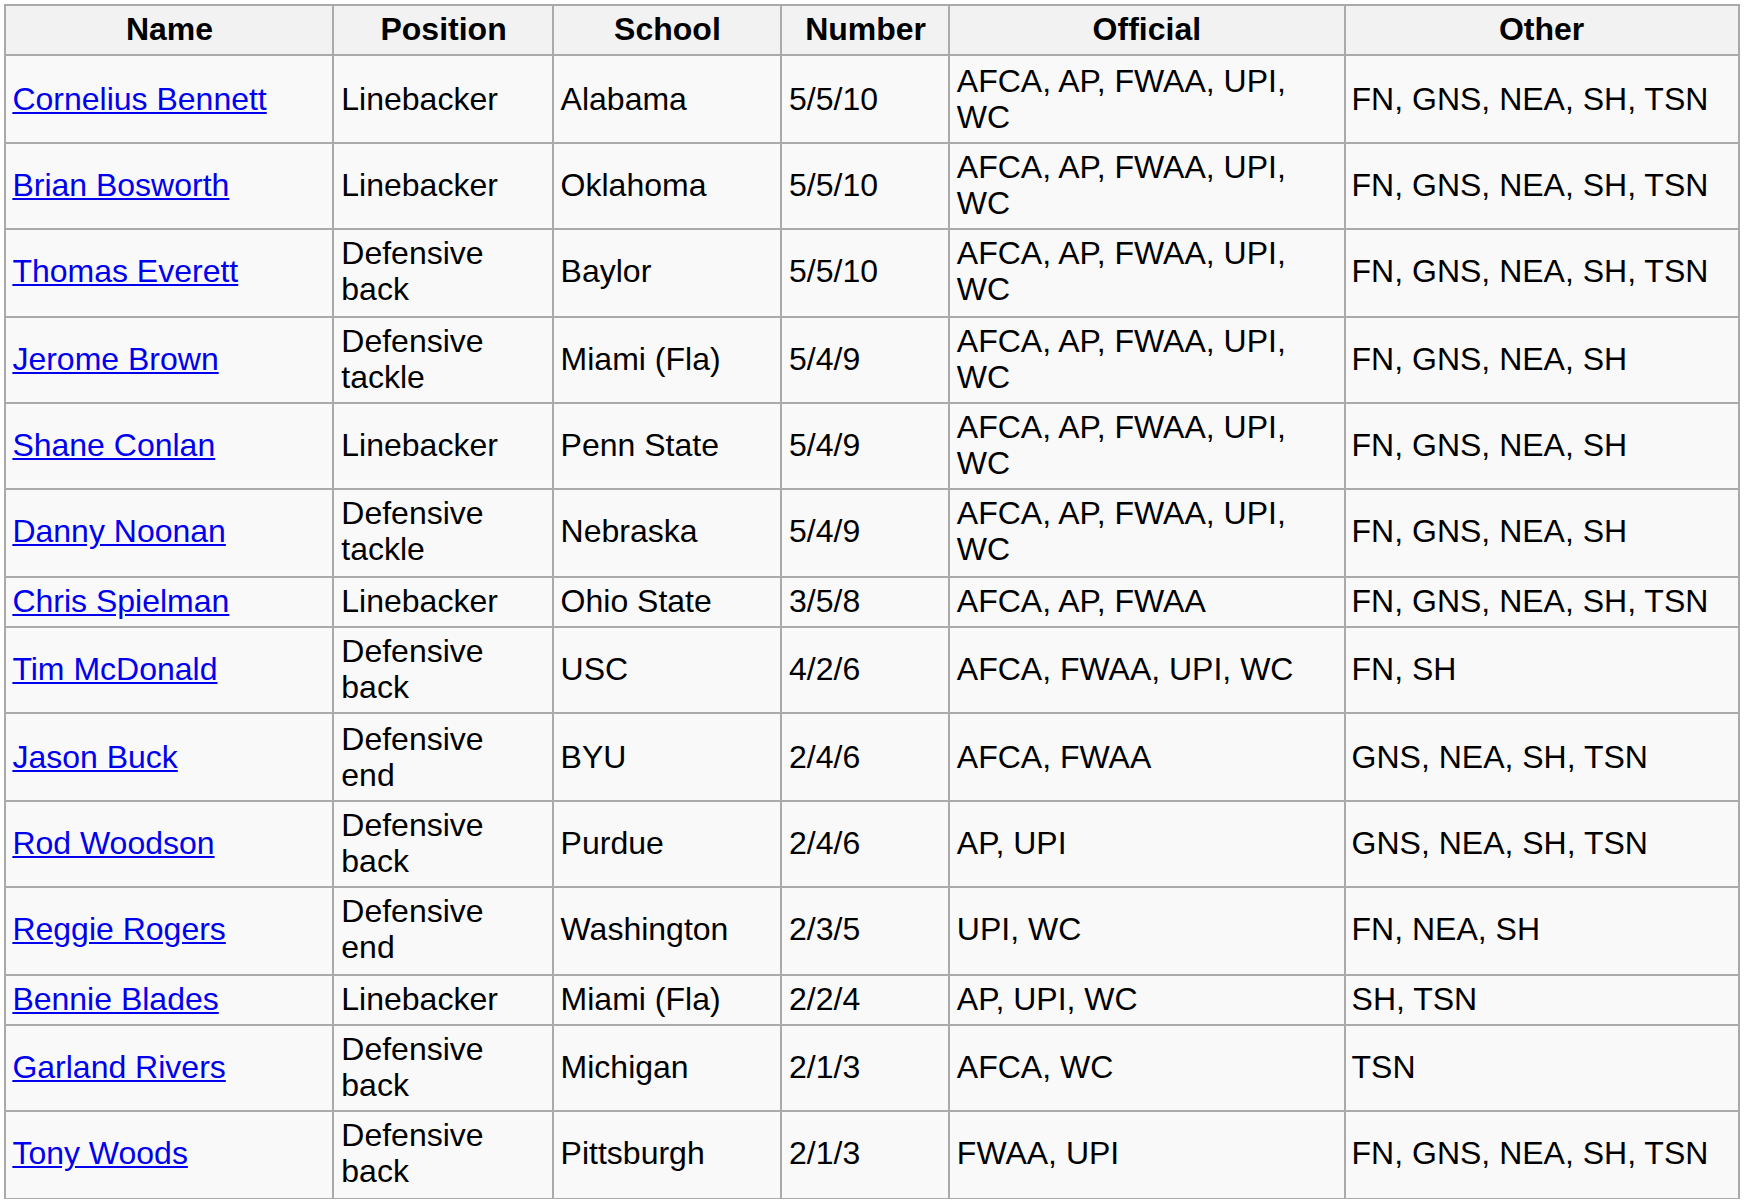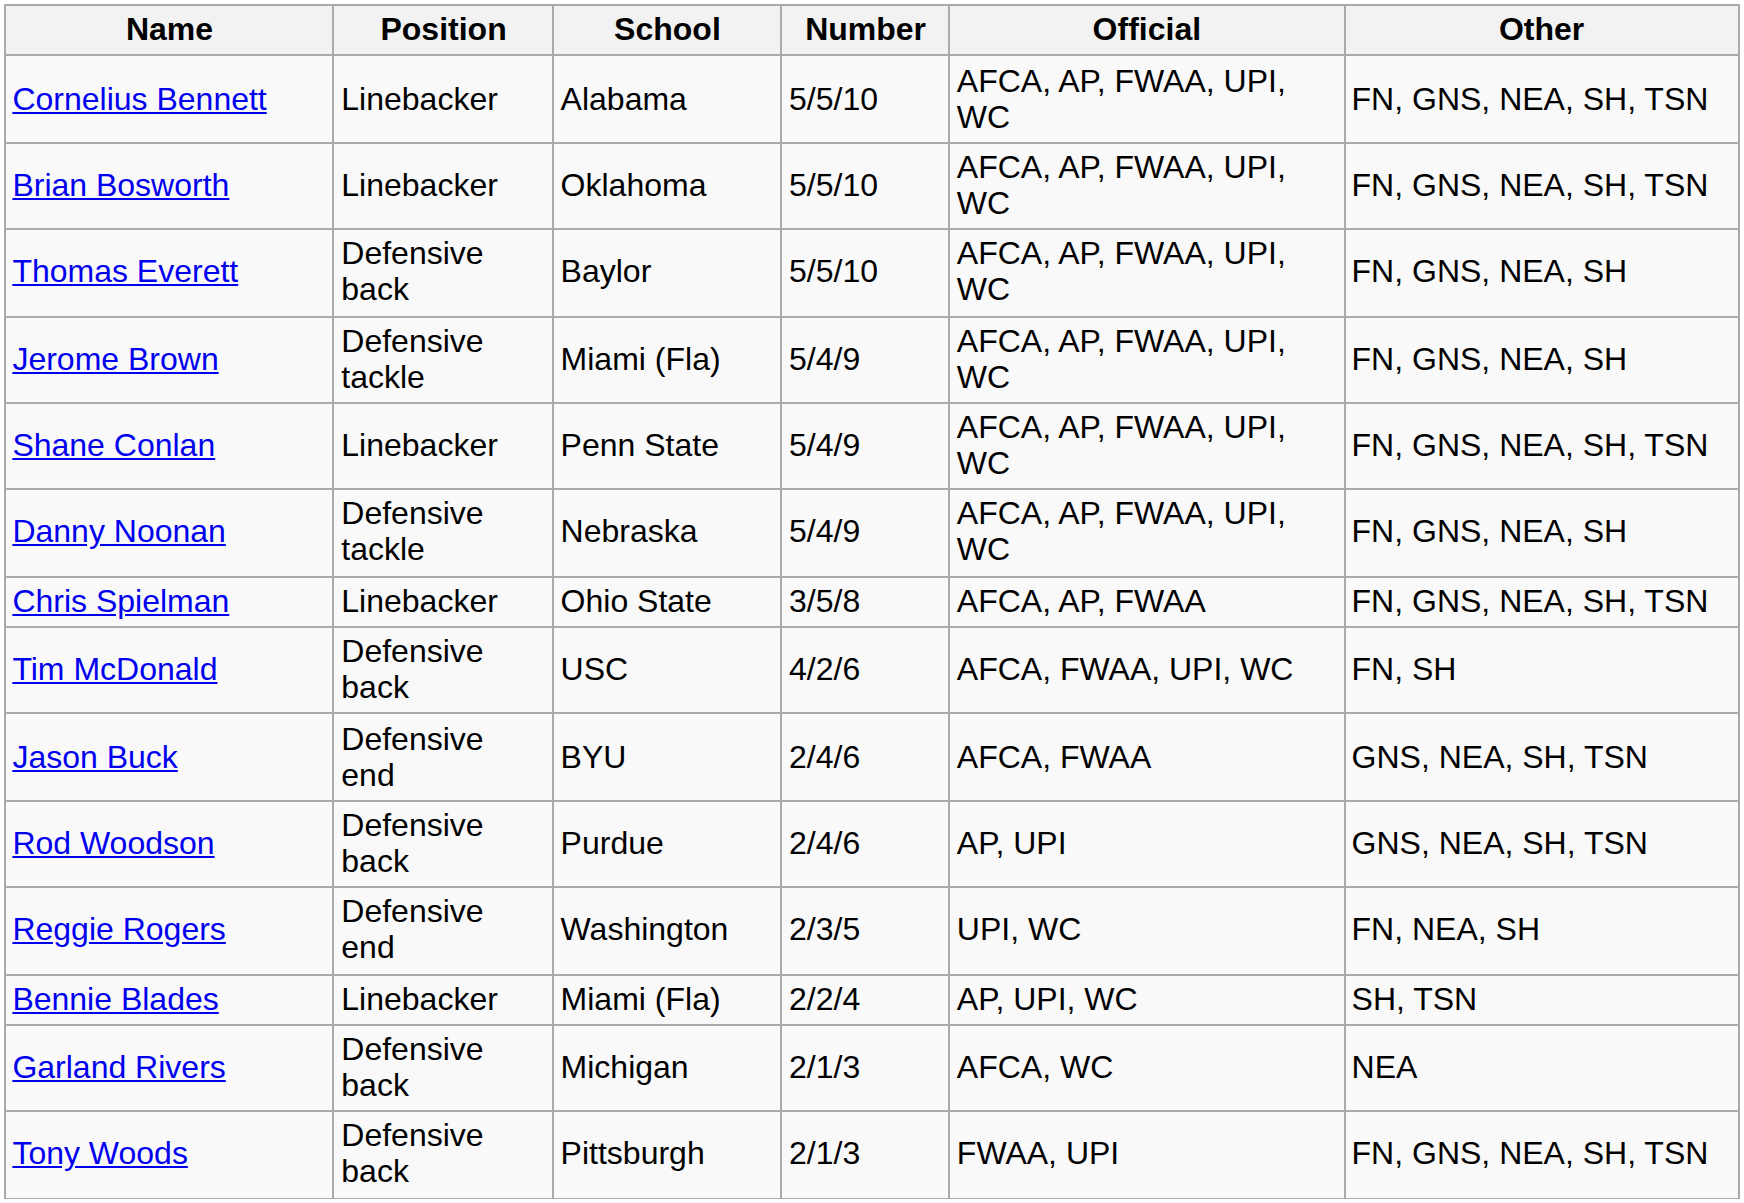(1530, 272) FN, GNS, NEA, SH, TSN -> (1489, 272) FN, GNS, NEA, SH
(1489, 445) FN, GNS, NEA, SH -> (1530, 445) FN, GNS, NEA, SH, TSN
(1384, 1067) TSN -> (1384, 1067) NEA
